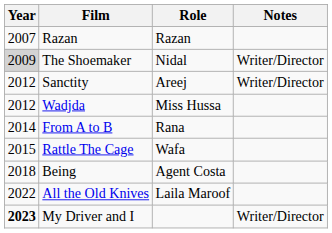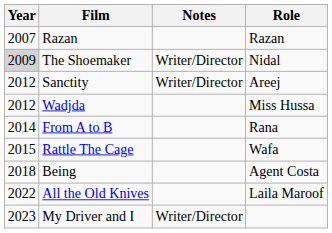columns swapped: (193, 15) <-> (280, 15)
(22, 216) bold -> (22, 216) normal
